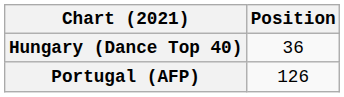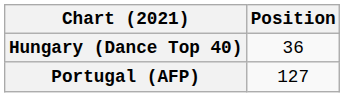(293, 77) 126 -> (293, 77) 127
